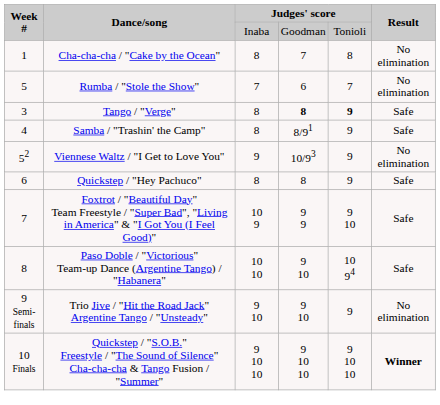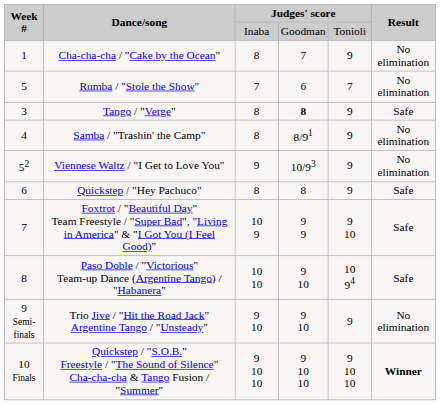(350, 55) 8 -> (350, 55) 9
(350, 111) bold -> (350, 111) normal
(403, 130) Safe -> (403, 135) No elimination
